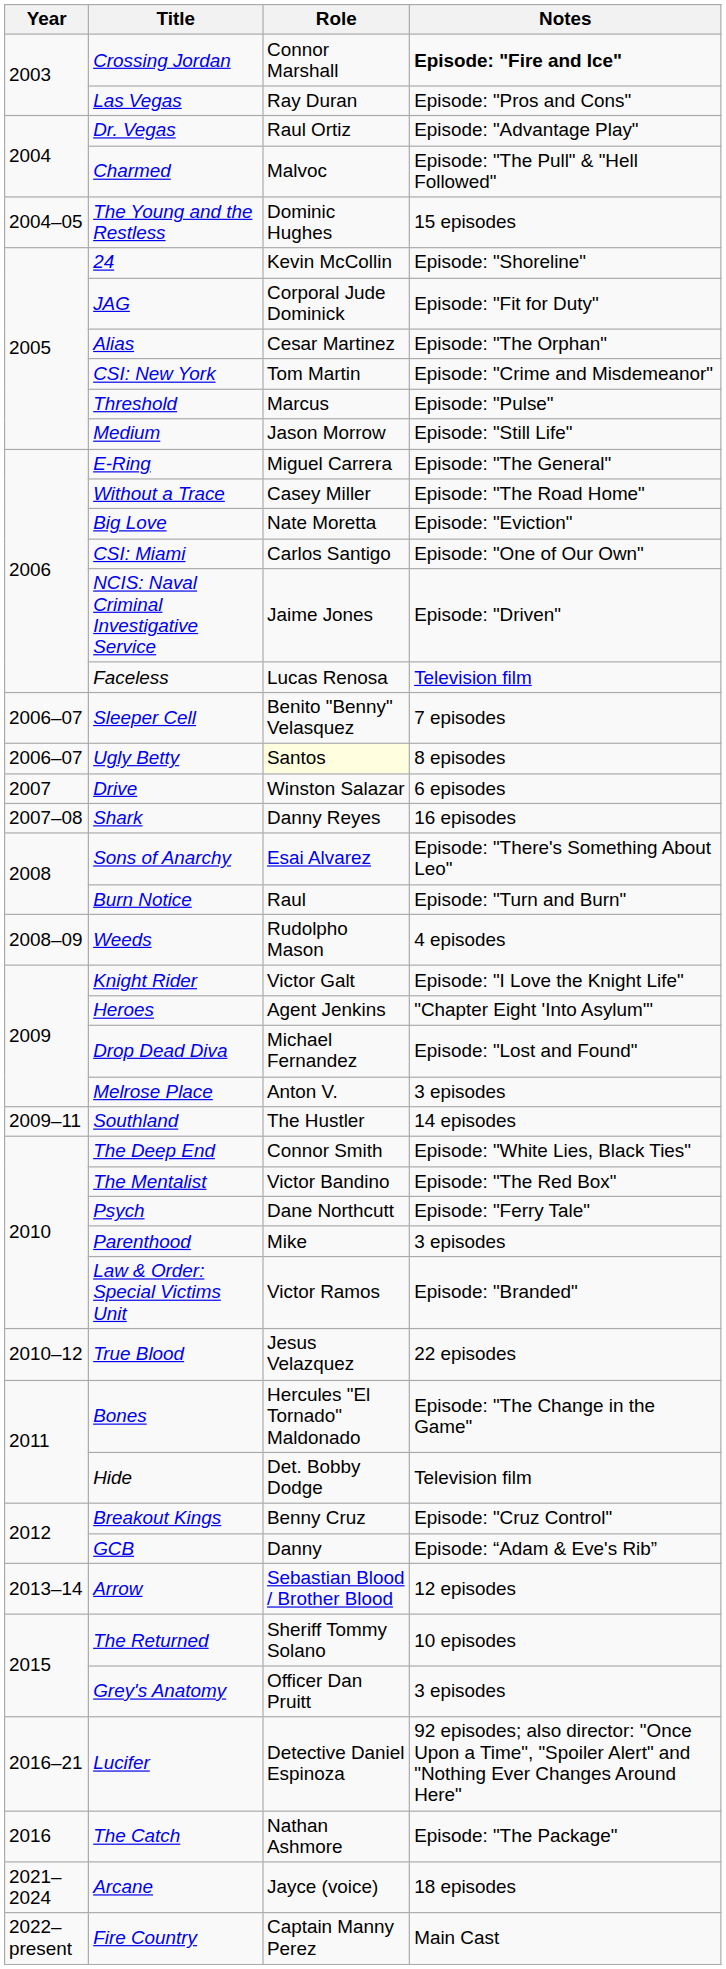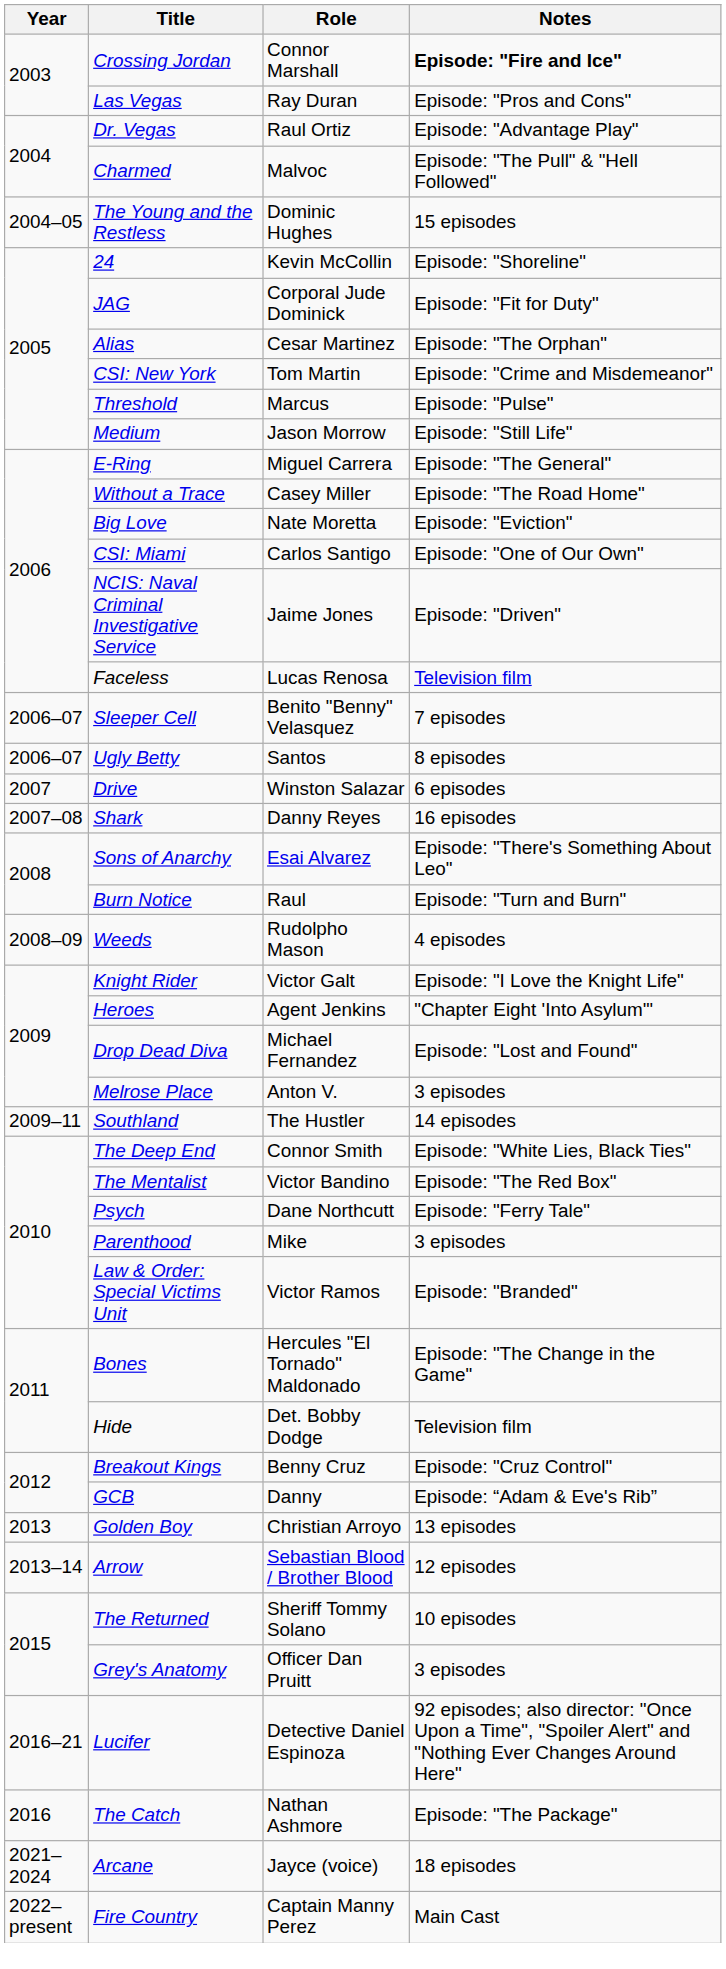(296, 758) lightyellow background -> (296, 758) no background
- row: (139, 1354)
+ row: (142, 1527)
